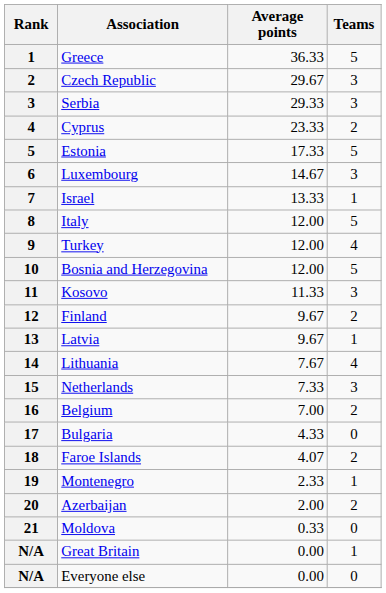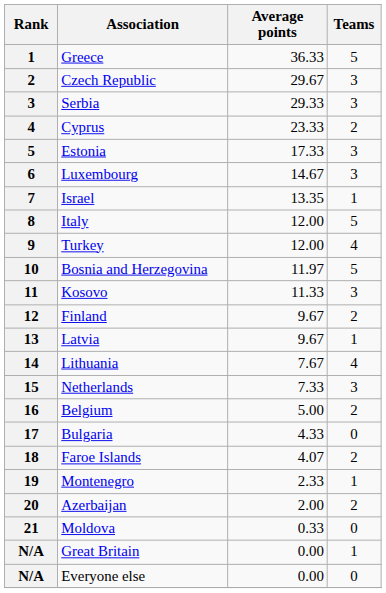(354, 151) 5 -> (354, 151) 3
(307, 198) 13.33 -> (307, 198) 13.35
(307, 269) 12.00 -> (307, 269) 11.97
(311, 410) 7.00 -> (311, 410) 5.00
